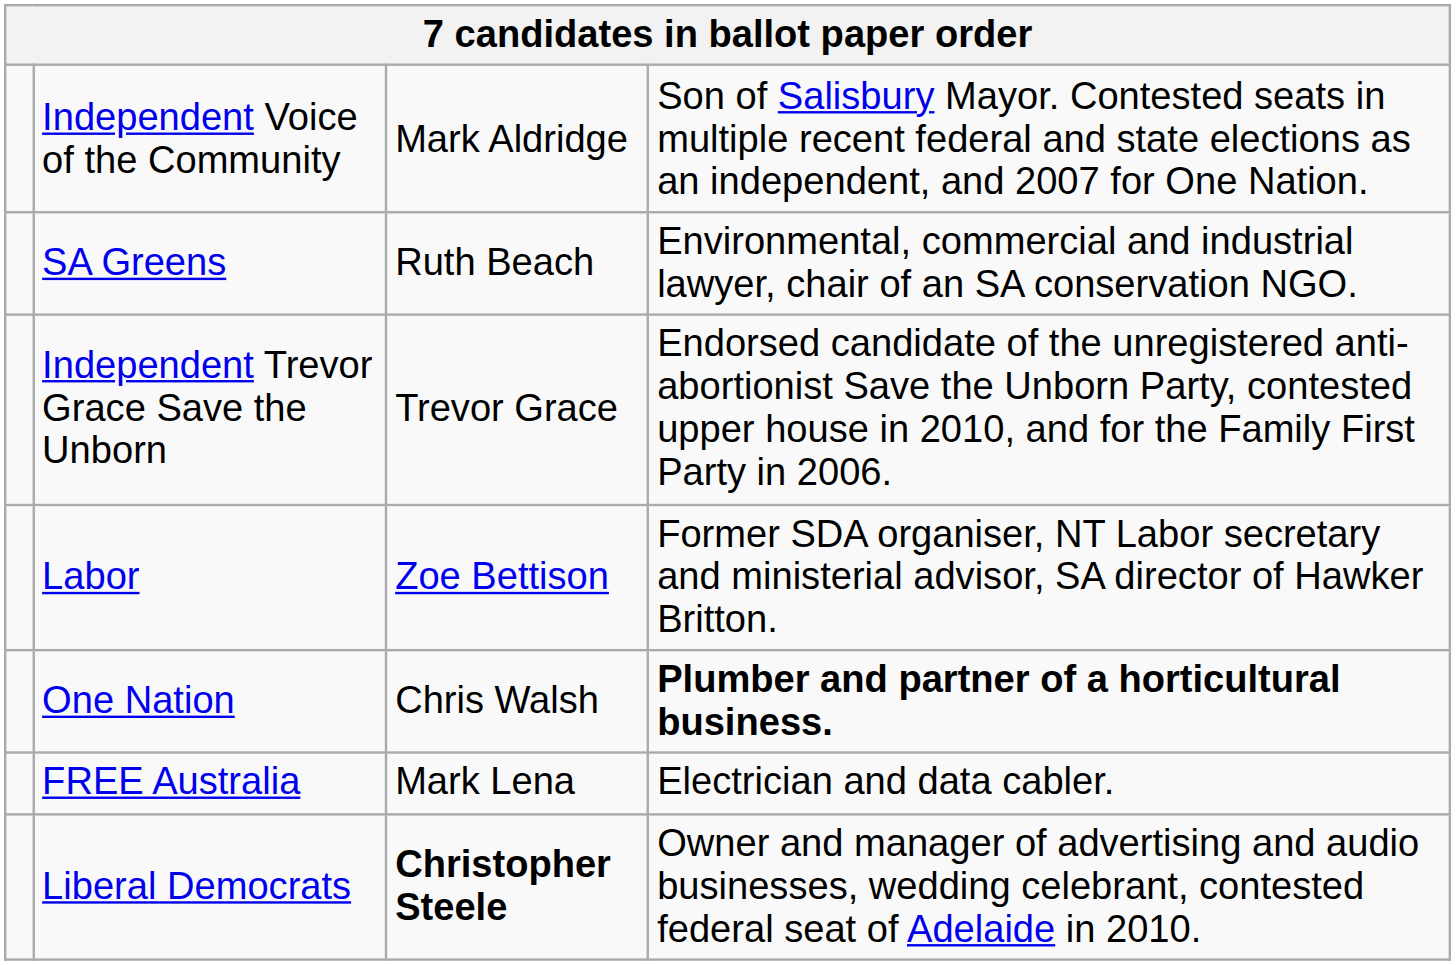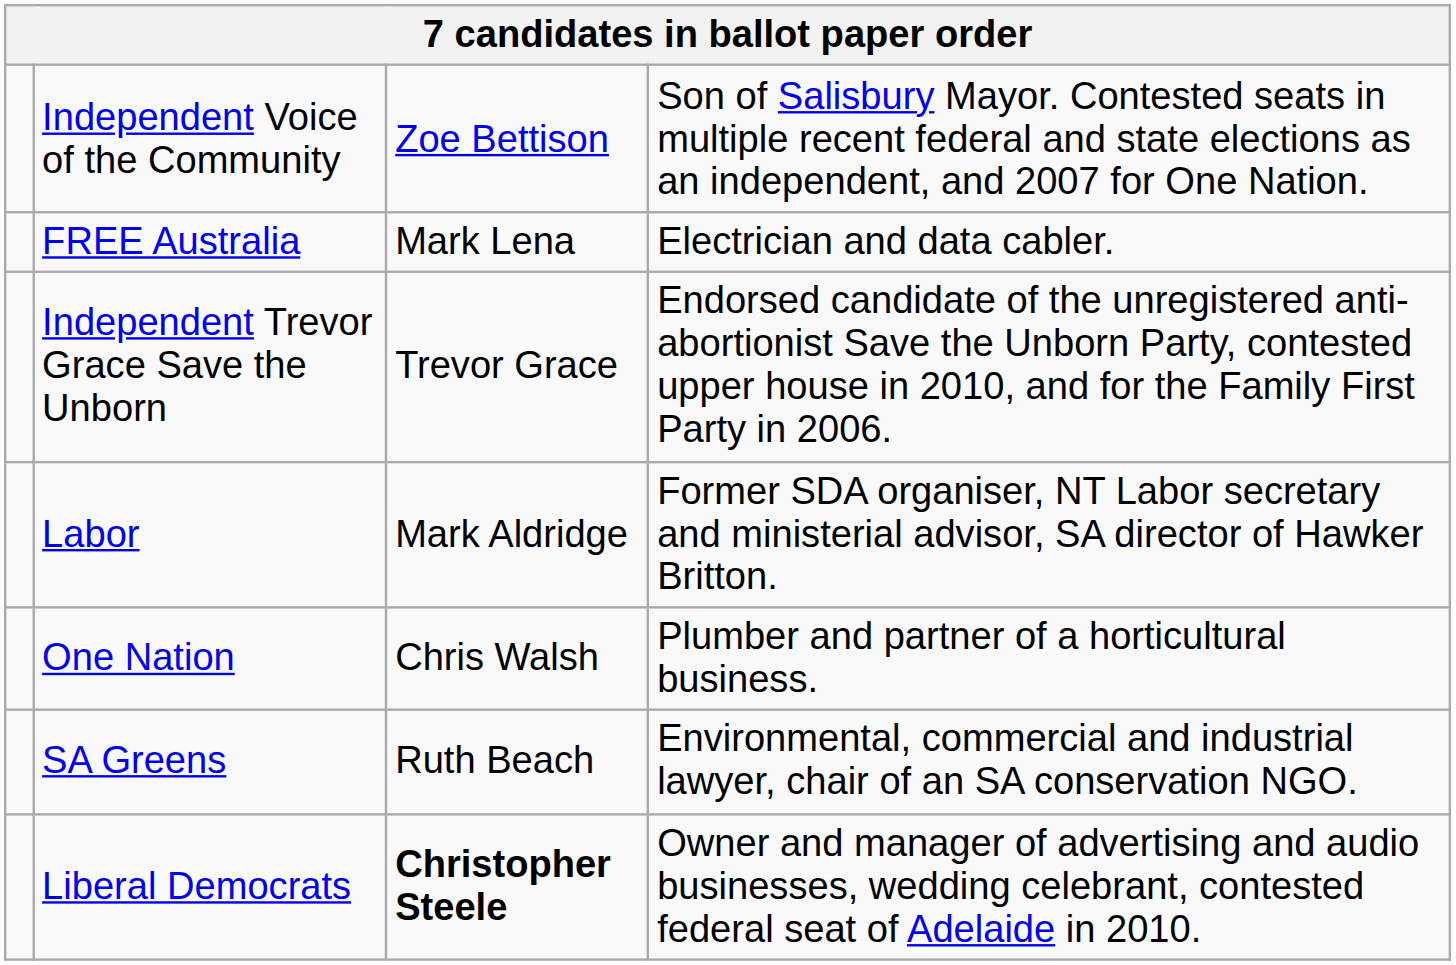(512, 137) Mark Aldridge -> (502, 137) Zoe Bettison
rows swapped: (134, 262) <-> (171, 782)
(502, 576) Zoe Bettison -> (512, 533) Mark Aldridge
(999, 700) bold -> (971, 657) normal
